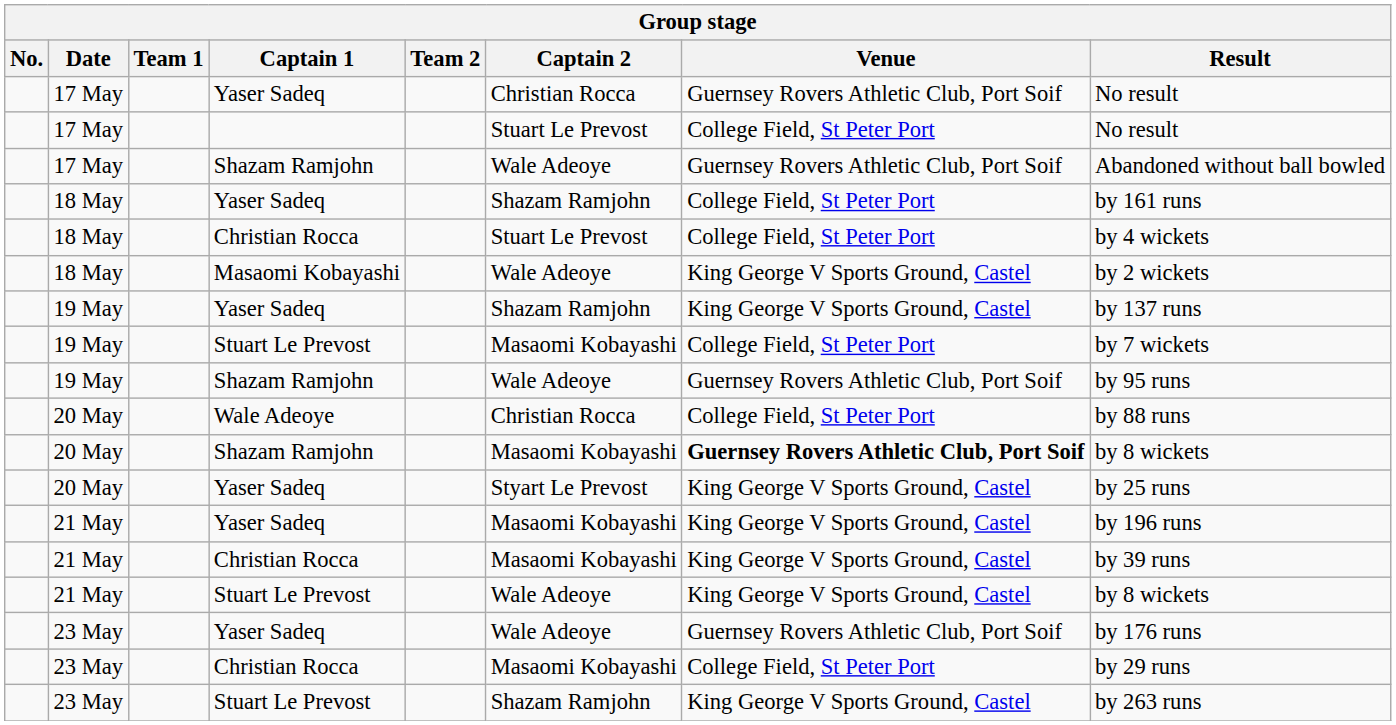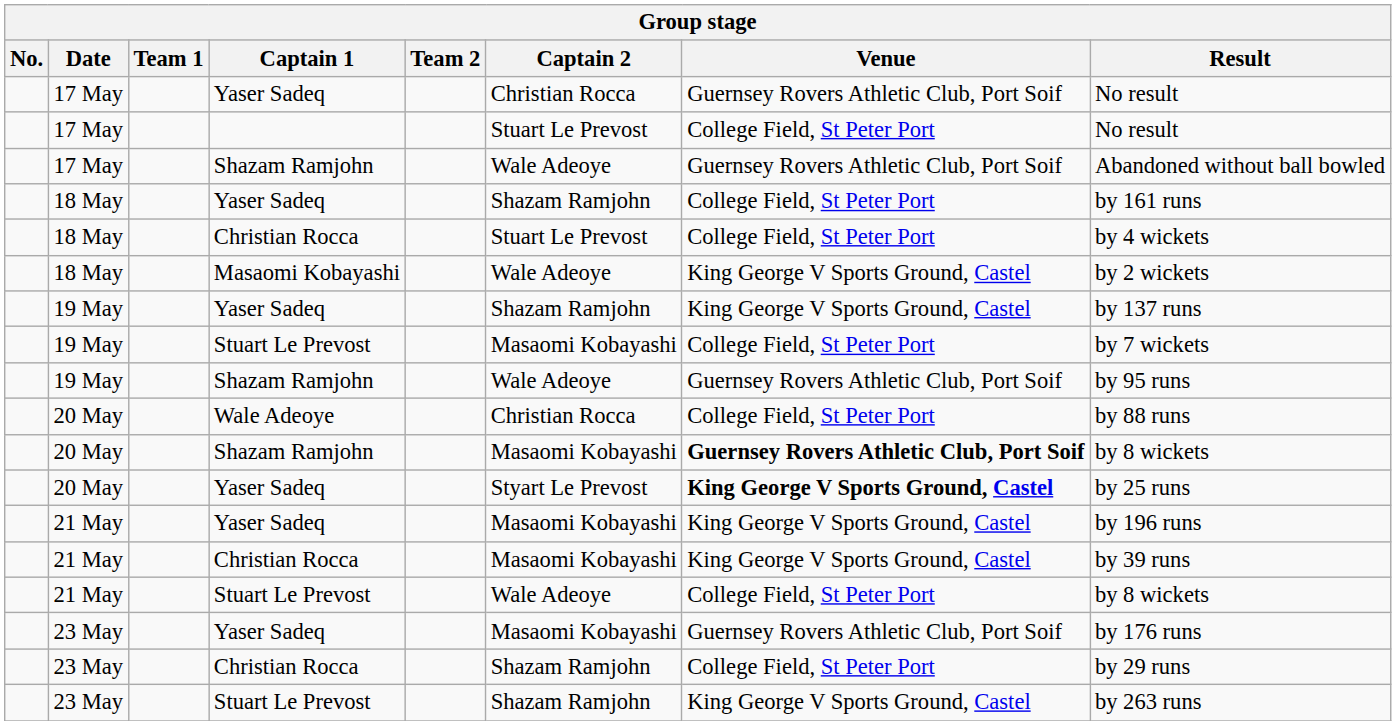(859, 487) normal -> (870, 487) bold
(859, 594) King George V Sports Ground, Castel -> (811, 594) College Field, St Peter Port
(551, 630) Wale Adeoye -> (584, 630) Masaomi Kobayashi
(584, 666) Masaomi Kobayashi -> (571, 666) Shazam Ramjohn
